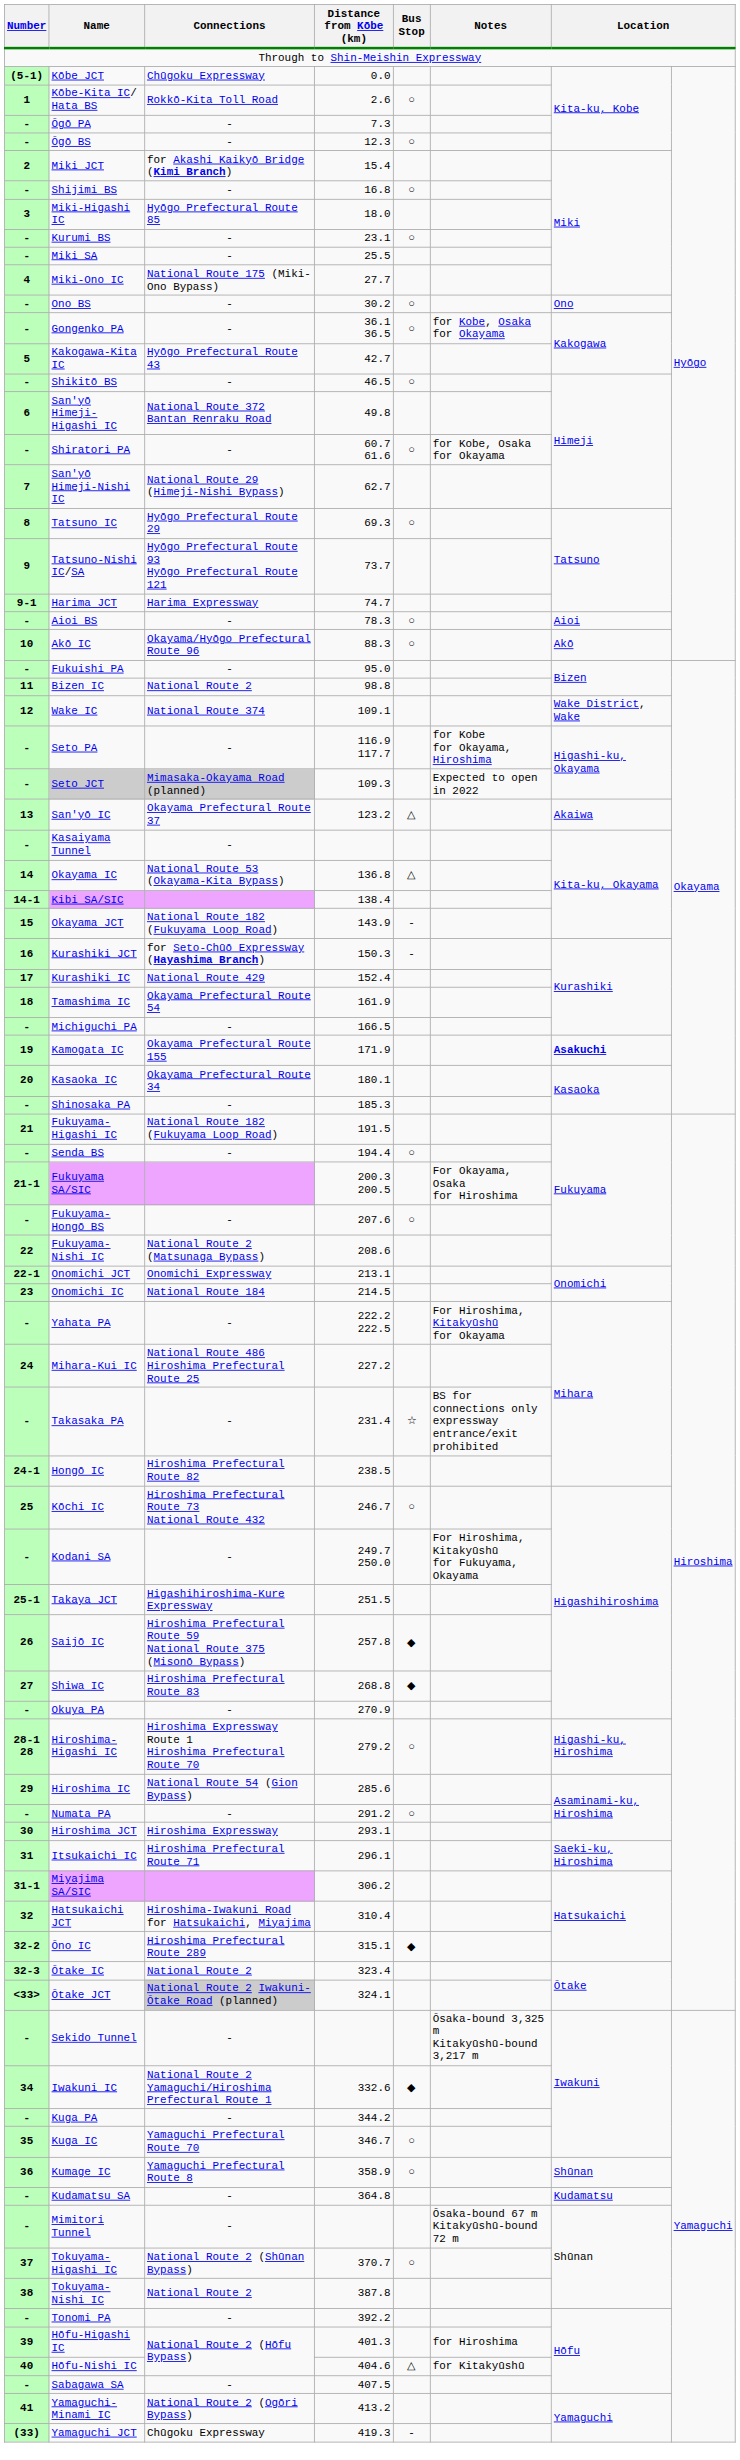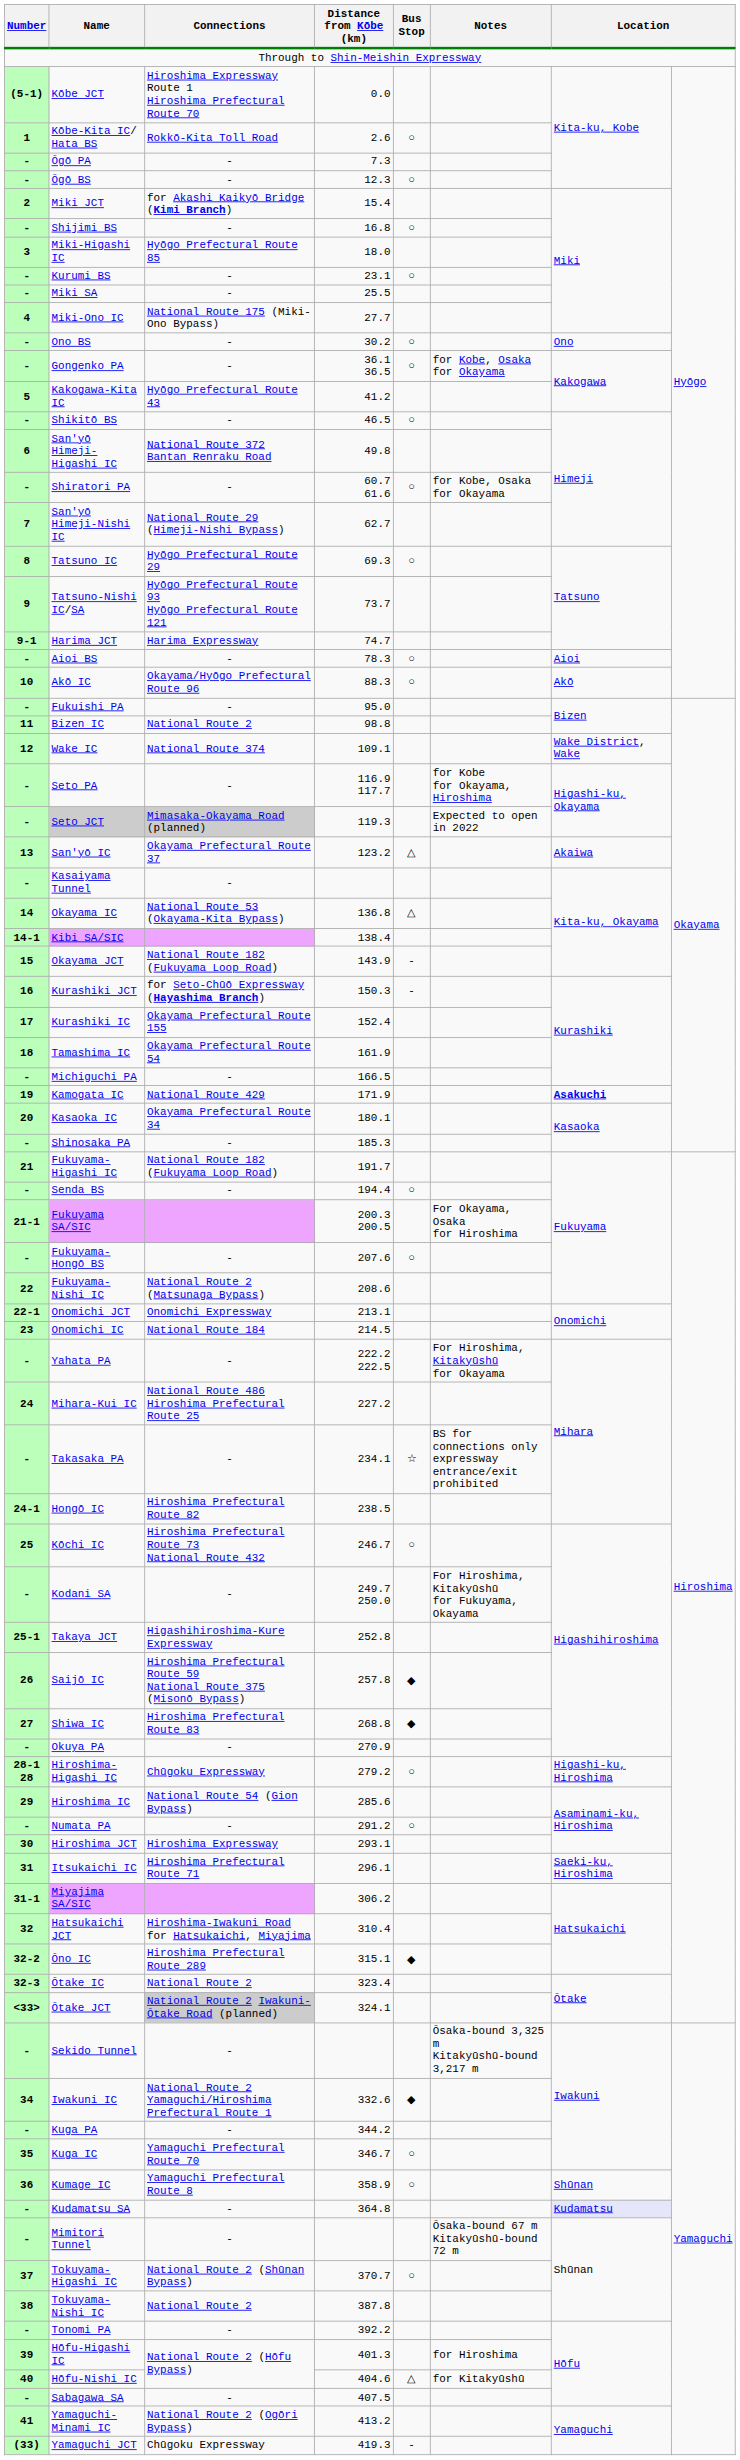(206, 76) Chūgoku Expressway -> (216, 95) Hiroshima Expressway Route 1 Hiroshima Prefectural Route 70
(377, 359) 42.7 -> (377, 396) 41.2
(374, 784) 109.3 -> (374, 822) 119.3
(206, 978) National Route 429 -> (229, 1022) Okayama Prefectural Route 155
(229, 1050) Okayama Prefectural Route 155 -> (206, 1095) National Route 429
(374, 1129) 191.5 -> (374, 1167) 191.7
(374, 1421) 231.4 -> (374, 1459) 234.1
(374, 1600) 251.5 -> (374, 1638) 252.8
(216, 1747) Hiroshima Expressway Route 1 Hiroshima Prefectural Route 70 -> (206, 1772) Chūgoku Expressway
(583, 2196) no background -> (583, 2209) lavender background
